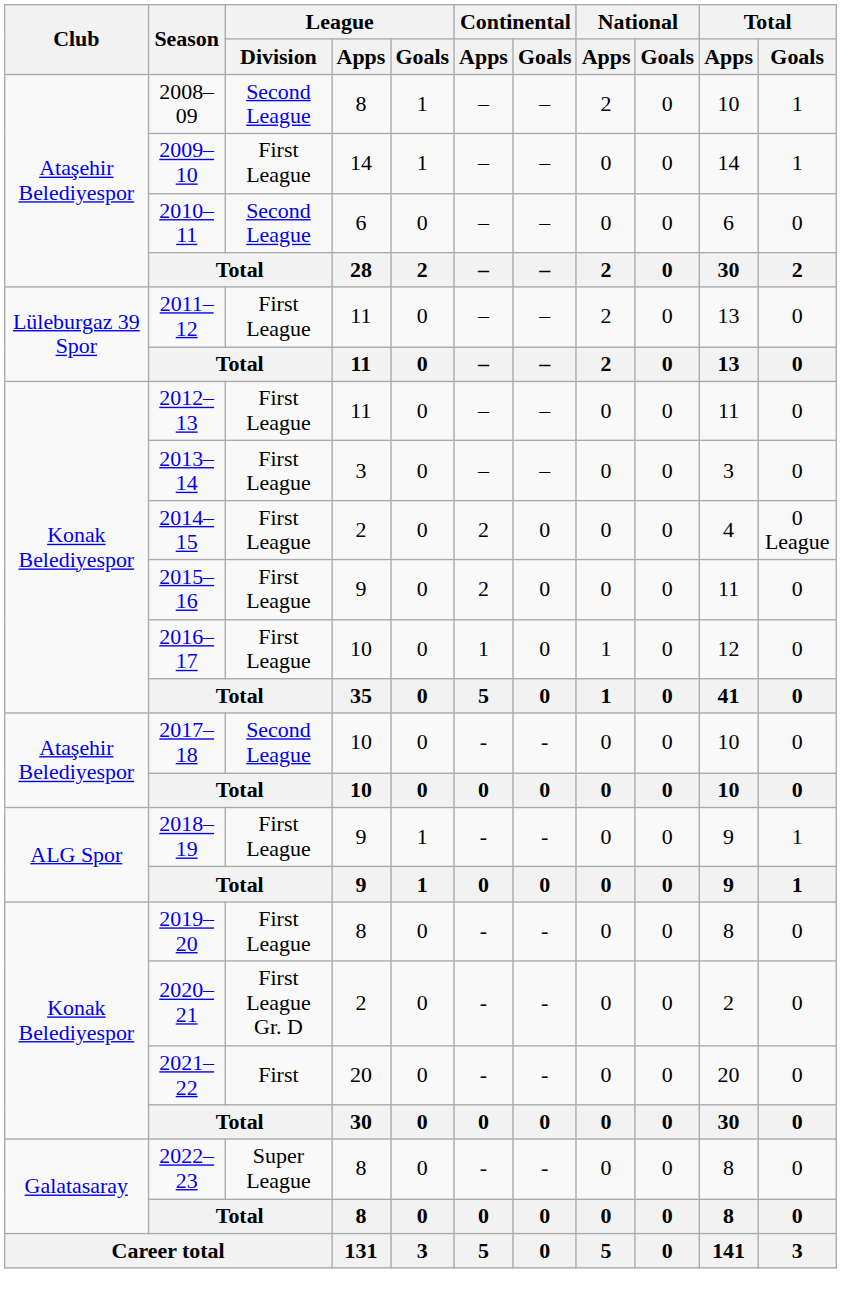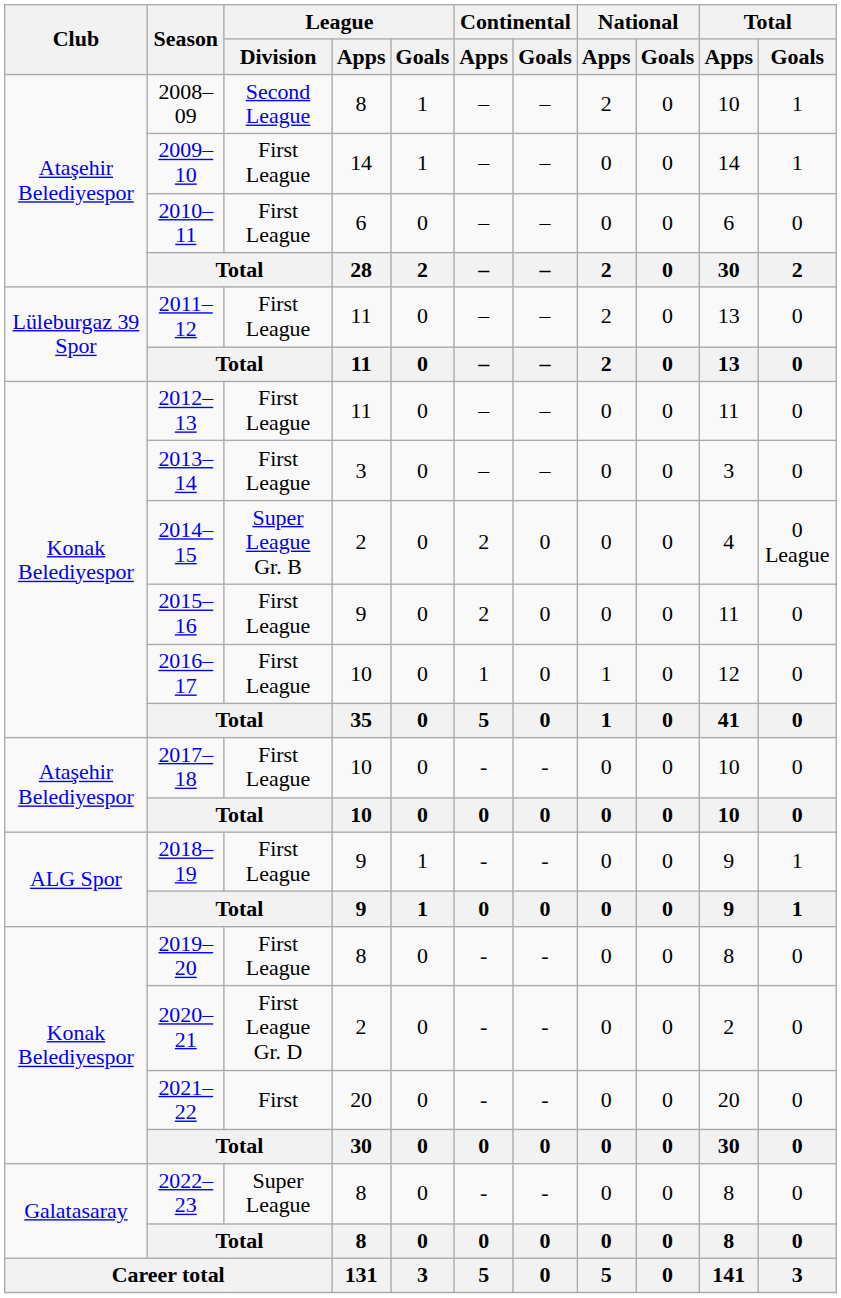(278, 222) Second League -> (278, 222) First League
(278, 529) First League -> (278, 542) Super League Gr. B
(278, 742) Second League -> (278, 767) First League
